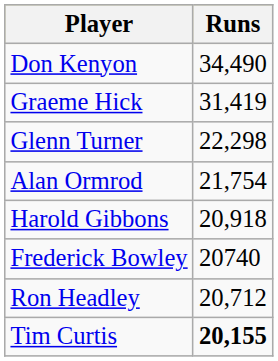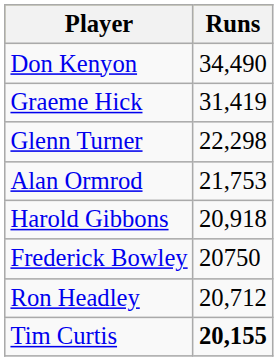(233, 180) 21,754 -> (233, 180) 21,753
(230, 258) 20740 -> (230, 258) 20750
